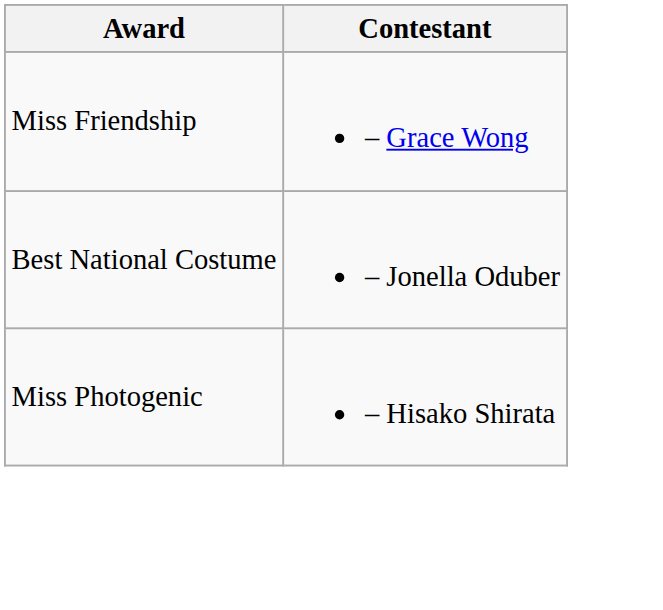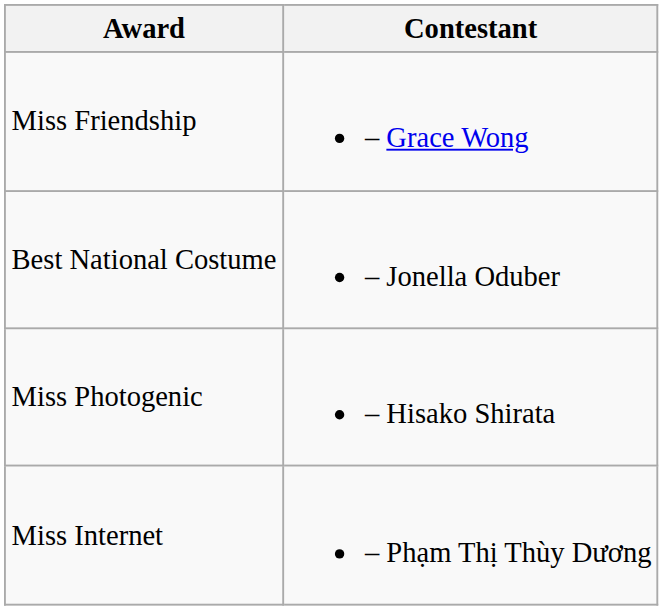+ row: (87, 535)
